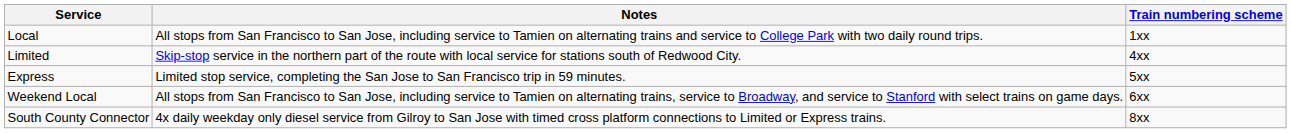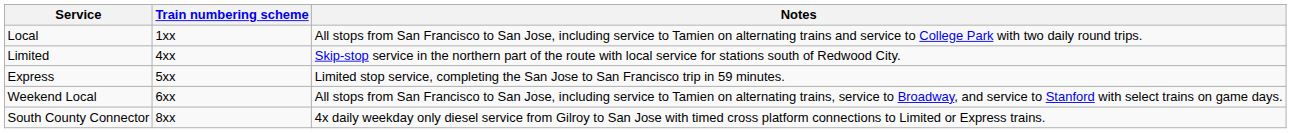columns swapped: (1206, 15) <-> (639, 15)
